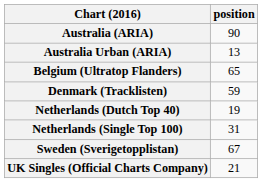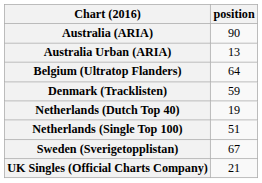(234, 71) 65 -> (234, 71) 64
(234, 129) 31 -> (234, 129) 51
